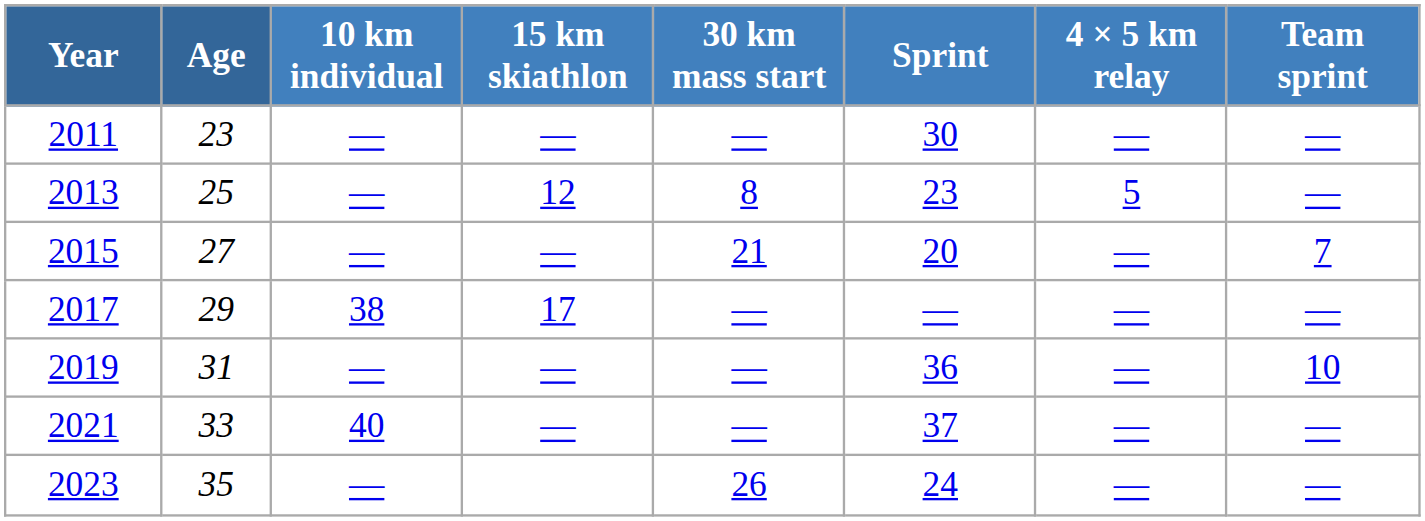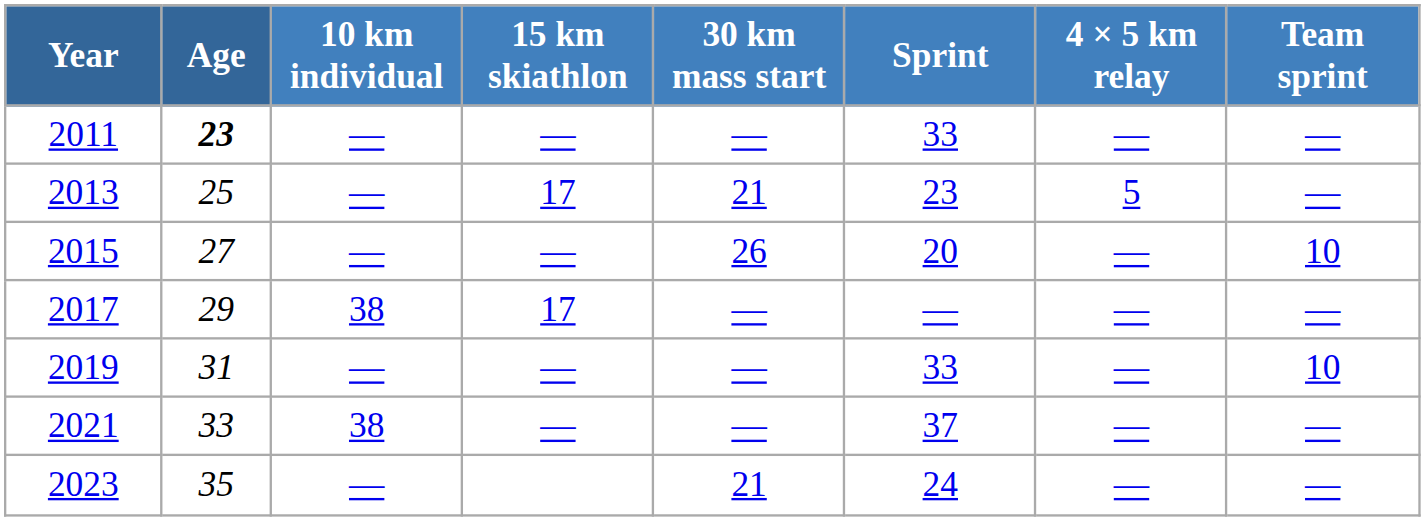(216, 134) normal -> (216, 134) bold
(940, 134) 30 -> (940, 134) 33
(558, 192) 12 -> (558, 192) 17
(749, 192) 8 -> (749, 192) 21
(749, 251) 21 -> (749, 251) 26
(1323, 251) 7 -> (1323, 251) 10
(940, 367) 36 -> (940, 367) 33
(367, 426) 40 -> (367, 426) 38
(749, 484) 26 -> (749, 484) 21
